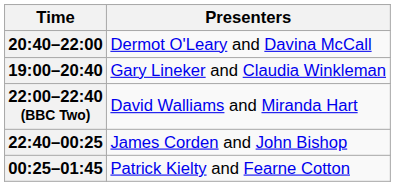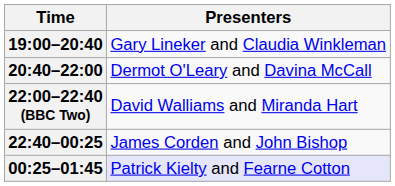rows swapped: (56, 70) <-> (56, 44)
(230, 168) no background -> (230, 168) lavender background
